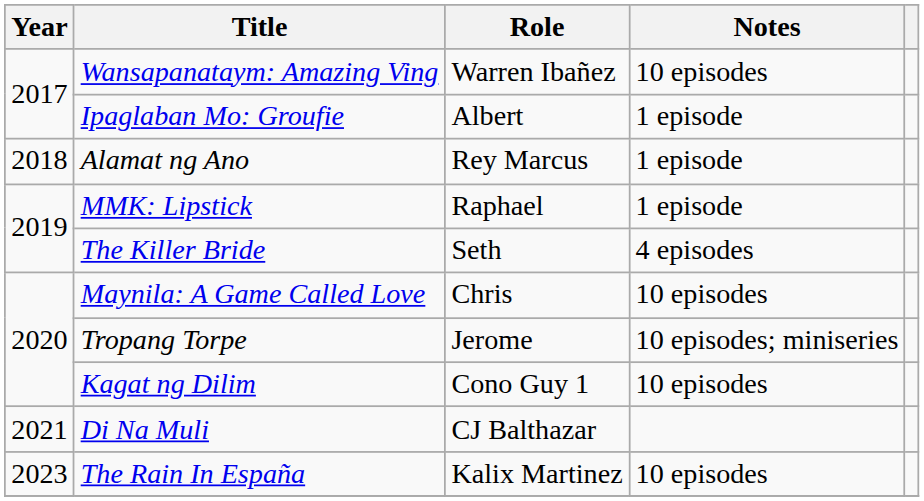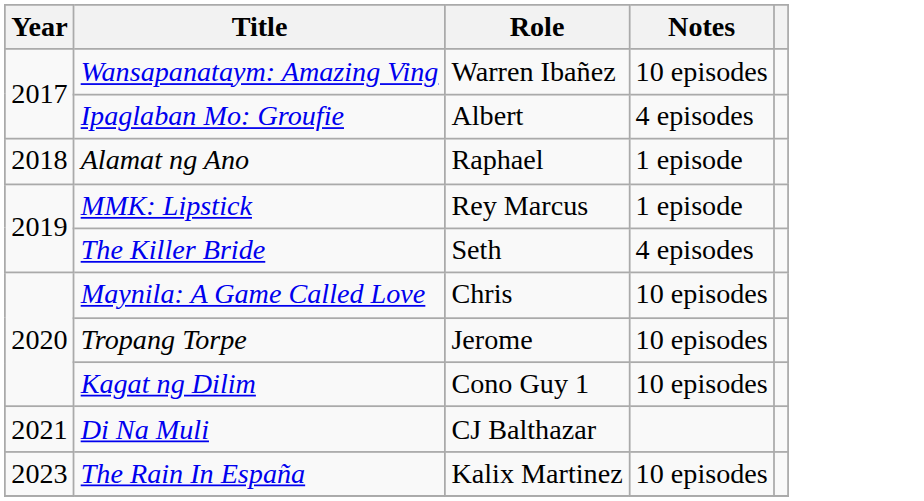(689, 116) 1 episode -> (695, 116) 4 episodes
(520, 160) Rey Marcus -> (498, 160) Raphael
(498, 205) Raphael -> (520, 205) Rey Marcus
(767, 339) 10 episodes; miniseries -> (702, 339) 10 episodes
